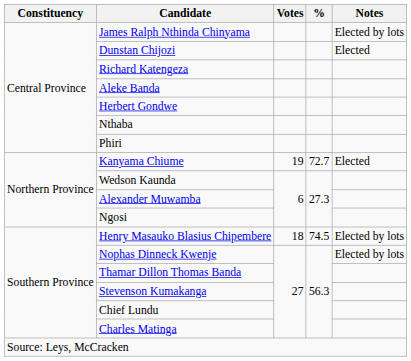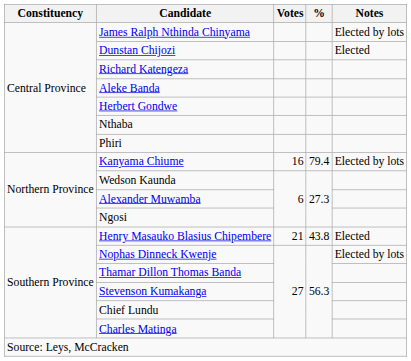(298, 161) 19 -> (298, 161) 16
(319, 161) 72.7 -> (319, 161) 79.4
(352, 161) Elected -> (369, 161) Elected by lots
(298, 236) 18 -> (298, 236) 21
(319, 236) 74.5 -> (319, 236) 43.8
(369, 236) Elected by lots -> (352, 236) Elected
